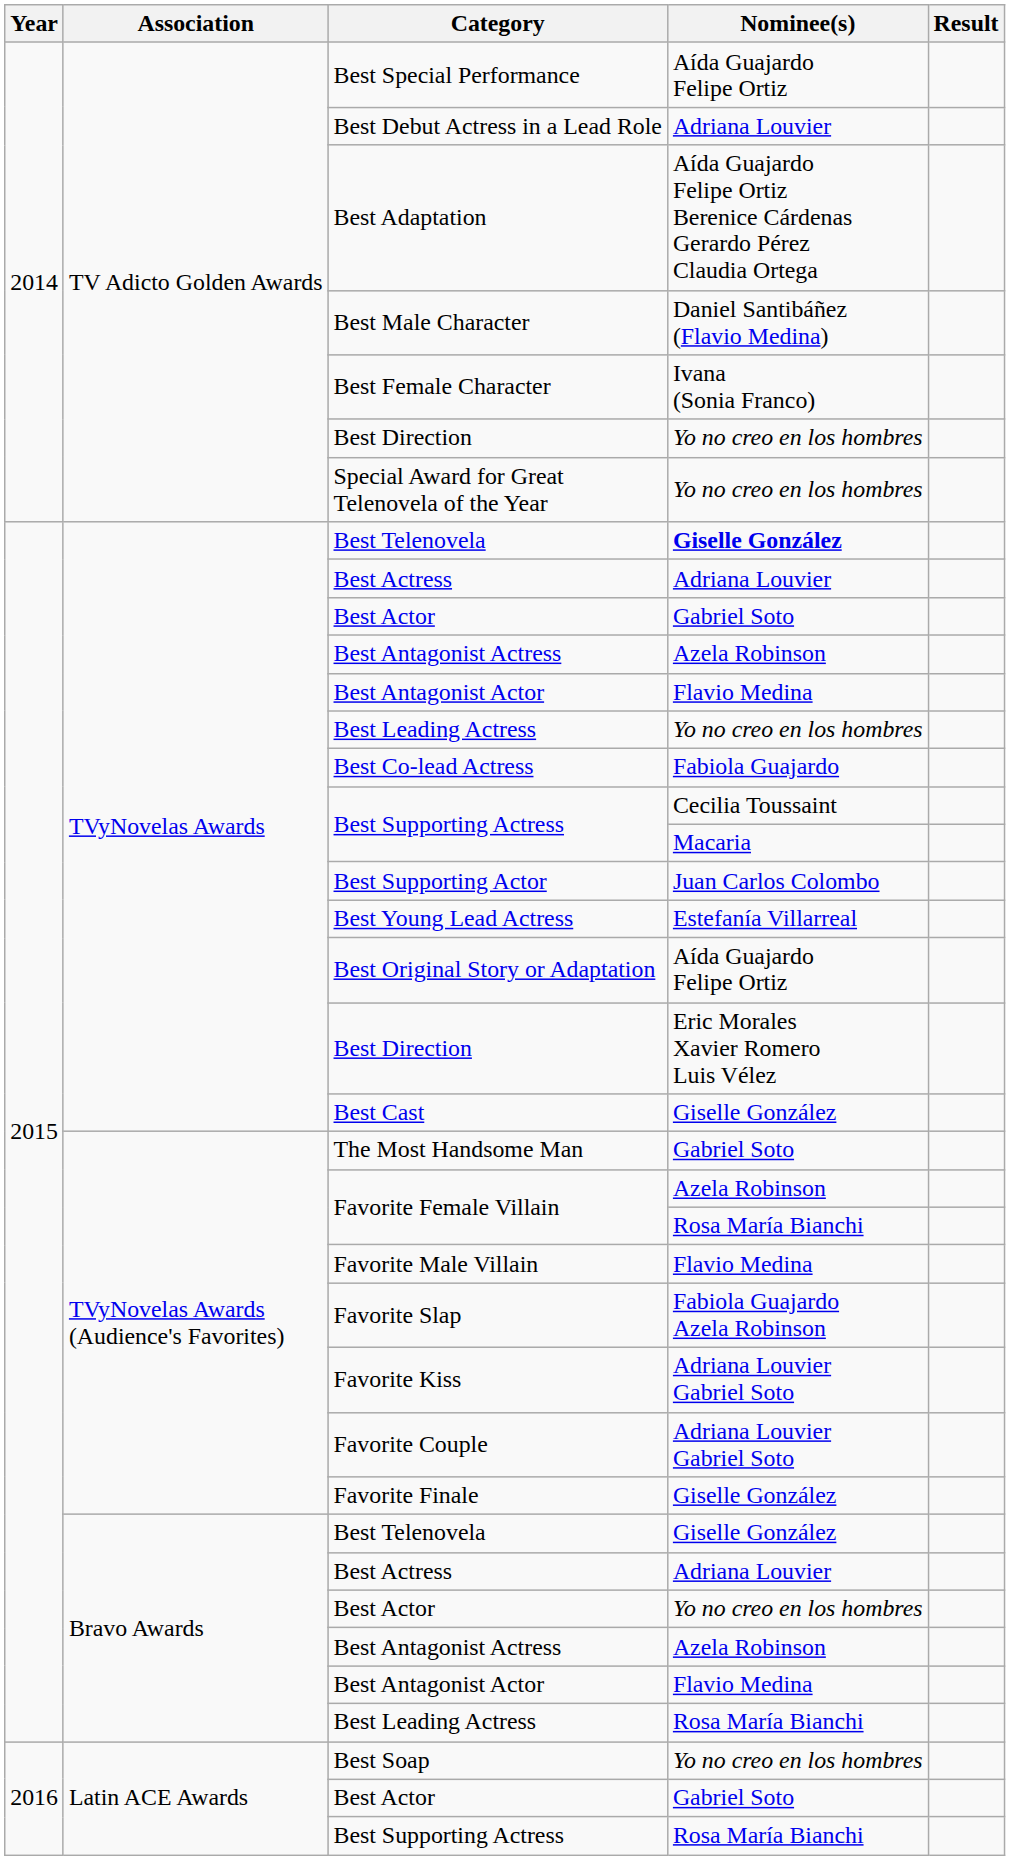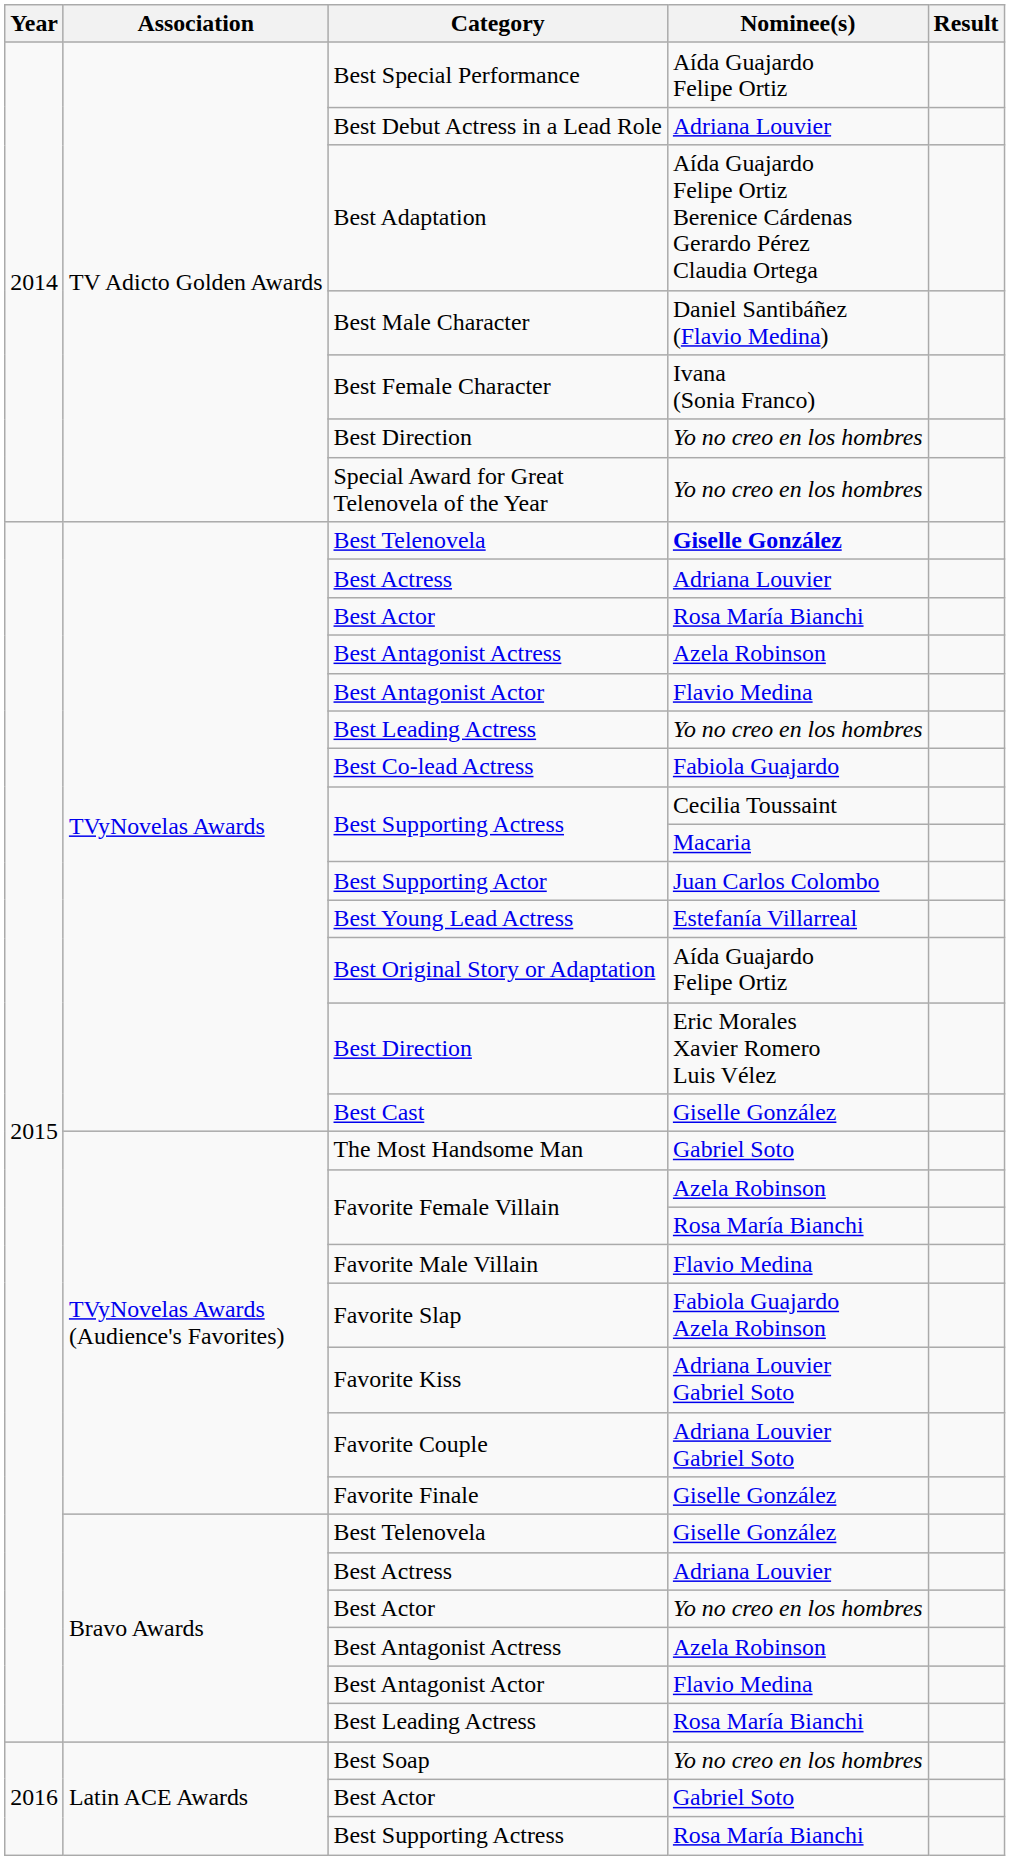(733, 616) Gabriel Soto -> (768, 616) Rosa María Bianchi
